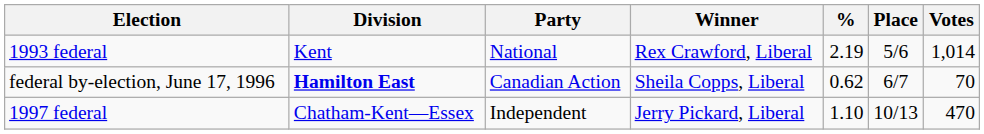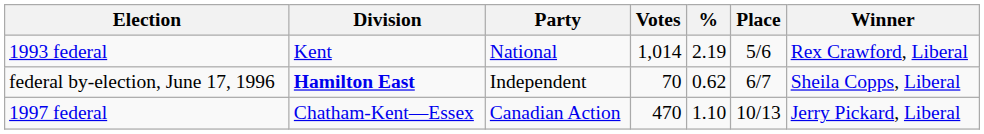columns swapped: (951, 19) <-> (727, 19)
(555, 81) Canadian Action -> (538, 81) Independent
(538, 112) Independent -> (555, 112) Canadian Action
